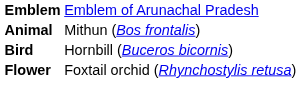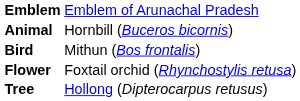(132, 30) Mithun (Bos frontalis) -> (149, 30) Hornbill (Buceros bicornis)
(149, 50) Hornbill (Buceros bicornis) -> (132, 50) Mithun (Bos frontalis)
+ row: (19, 89)
